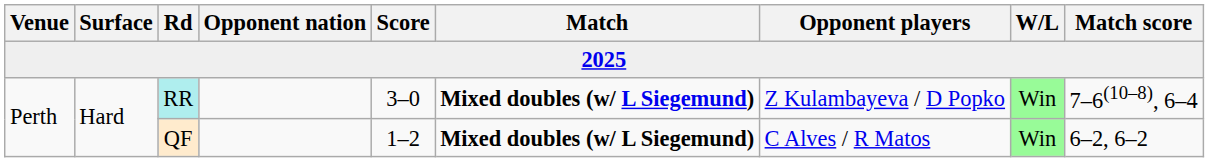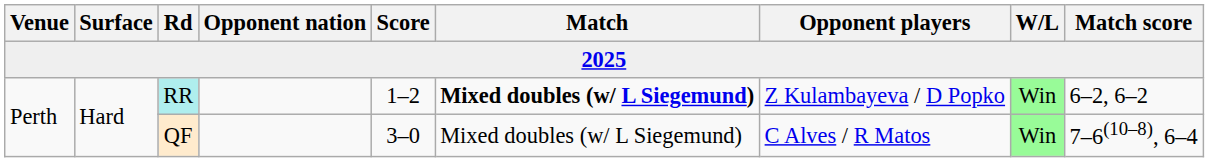(403, 98) 3–0 -> (403, 96) 1–2
(1134, 98) 7–6(10–8), 6–4 -> (1109, 96) 6–2, 6–2
(403, 137) 1–2 -> (403, 135) 3–0
(597, 137) bold -> (591, 135) normal
(1109, 137) 6–2, 6–2 -> (1134, 135) 7–6(10–8), 6–4
